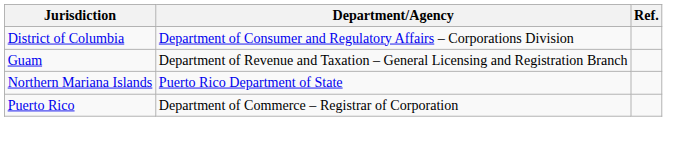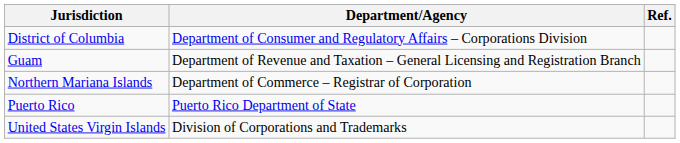(251, 82) Puerto Rico Department of State -> (322, 82) Department of Commerce – Registrar of Corporation
(309, 104) Department of Commerce – Registrar of Corporation -> (264, 104) Puerto Rico Department of State
+ row: (87, 127)
